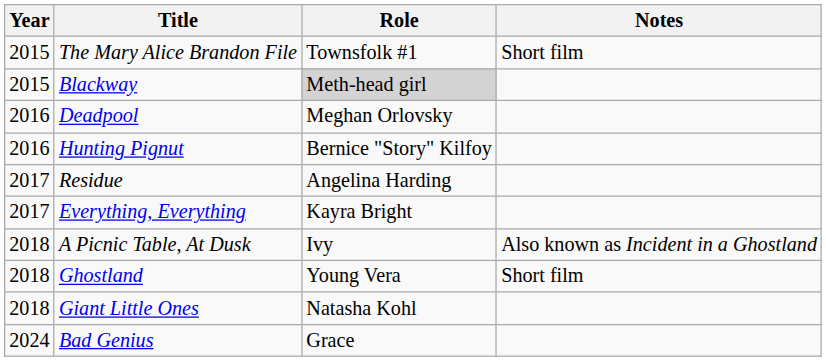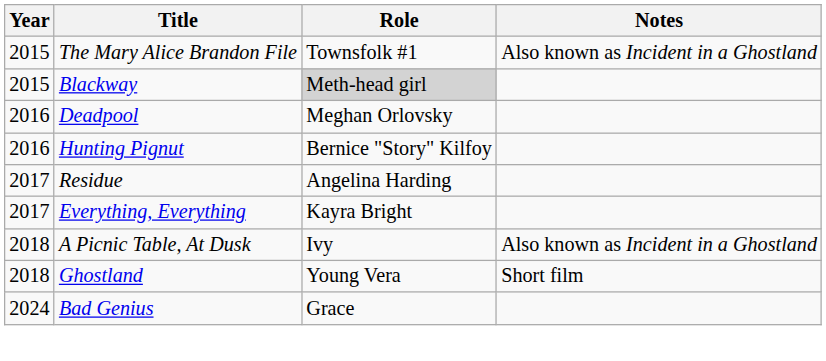(542, 52) Short film -> (659, 52) Also known as Incident in a Ghostland
- row: (129, 308)
